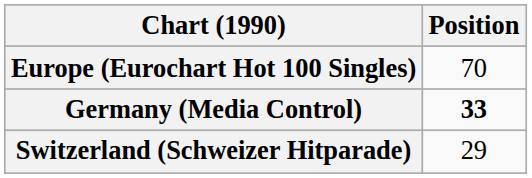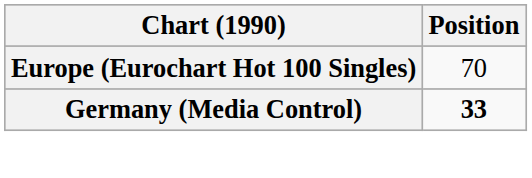- row: (214, 151)
